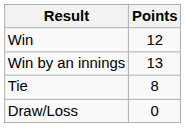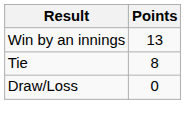- row: (20, 39)
